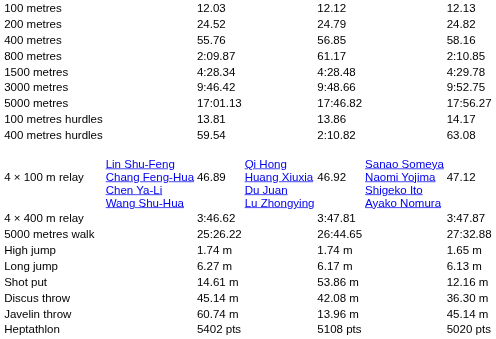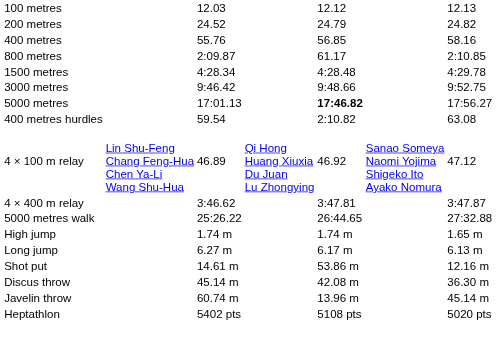(340, 103) normal -> (340, 103) bold
- row: (53, 119)
